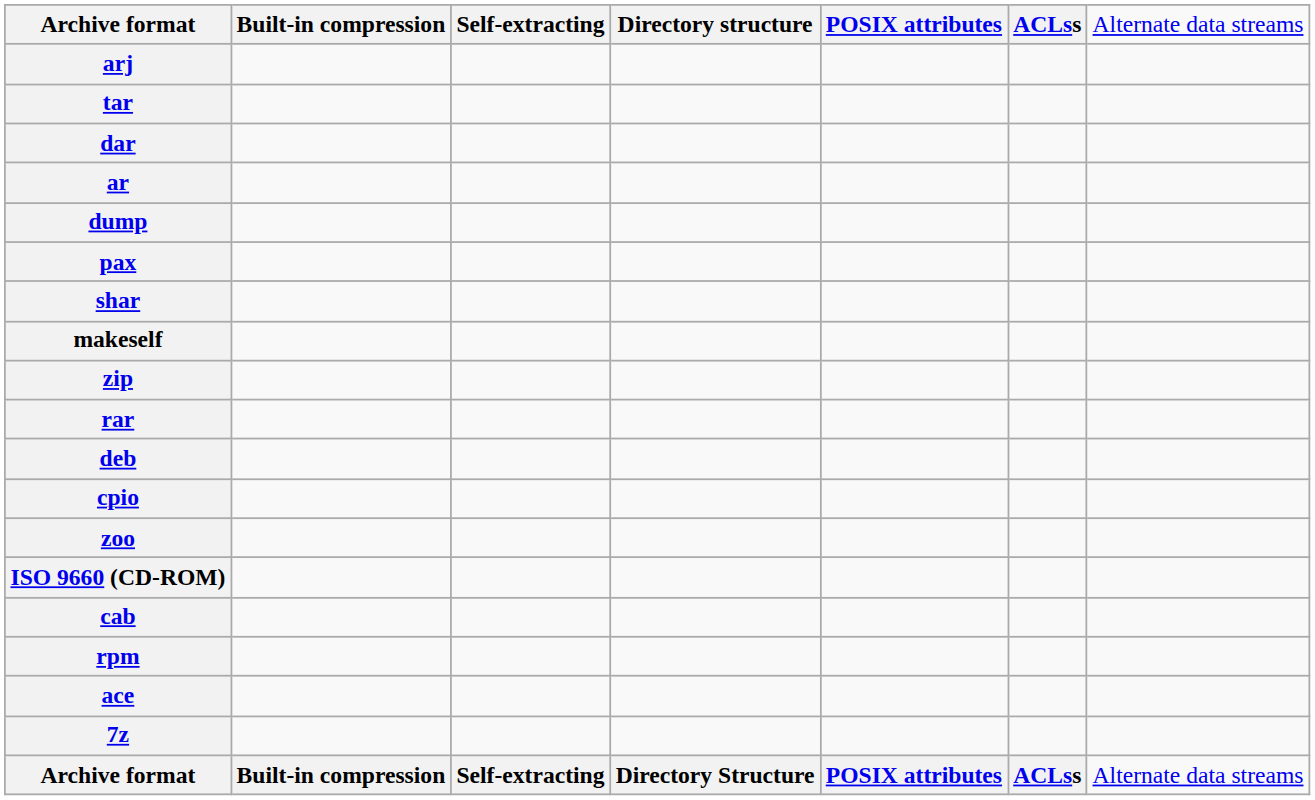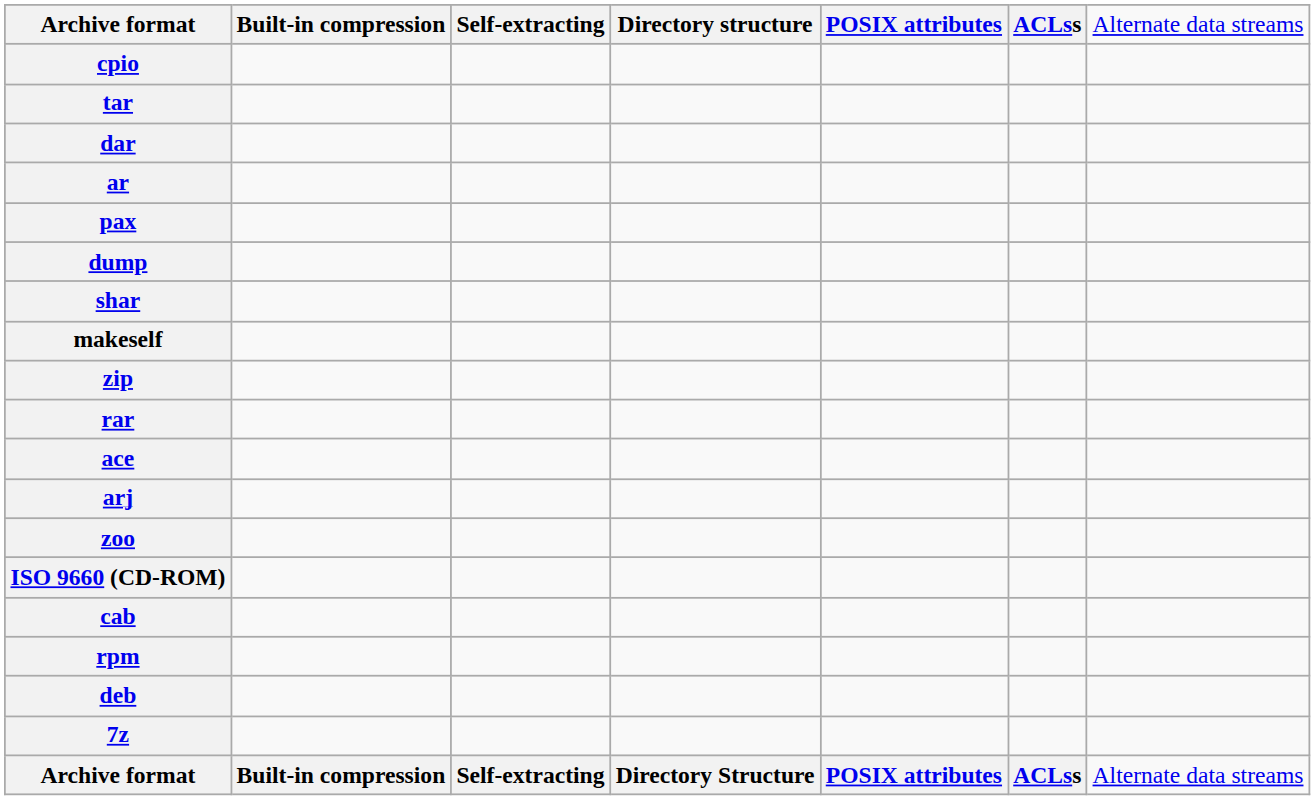rows swapped: (118, 498) <-> (118, 64)
rows swapped: (118, 261) <-> (118, 222)
rows swapped: (118, 695) <-> (118, 458)
